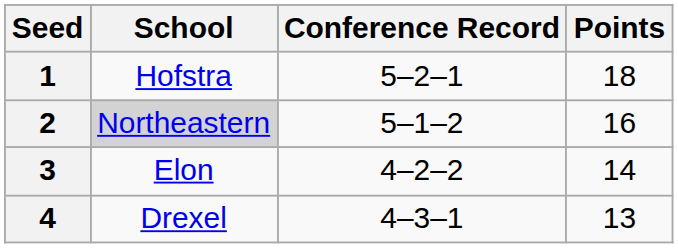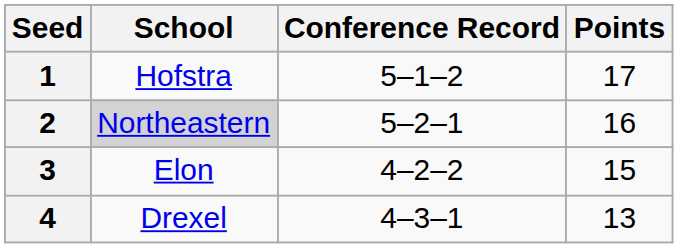(422, 75) 5–2–1 -> (422, 75) 5–1–2
(619, 75) 18 -> (619, 75) 17
(422, 123) 5–1–2 -> (422, 123) 5–2–1
(619, 170) 14 -> (619, 170) 15
